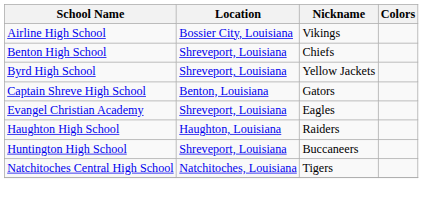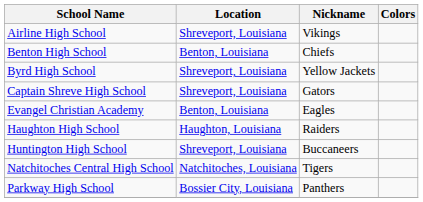(236, 33) Bossier City, Louisiana -> (233, 33) Shreveport, Louisiana
(233, 52) Shreveport, Louisiana -> (224, 52) Benton, Louisiana
(224, 91) Benton, Louisiana -> (233, 91) Shreveport, Louisiana
(233, 110) Shreveport, Louisiana -> (224, 110) Benton, Louisiana
+ row: (61, 187)
